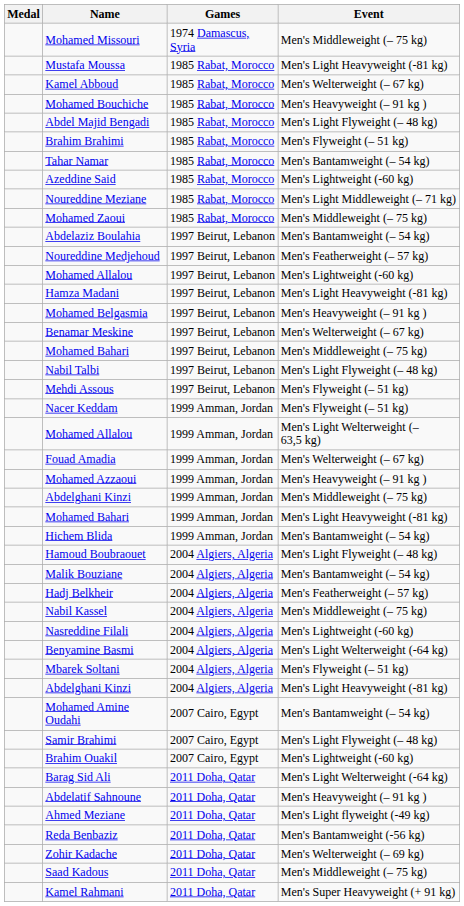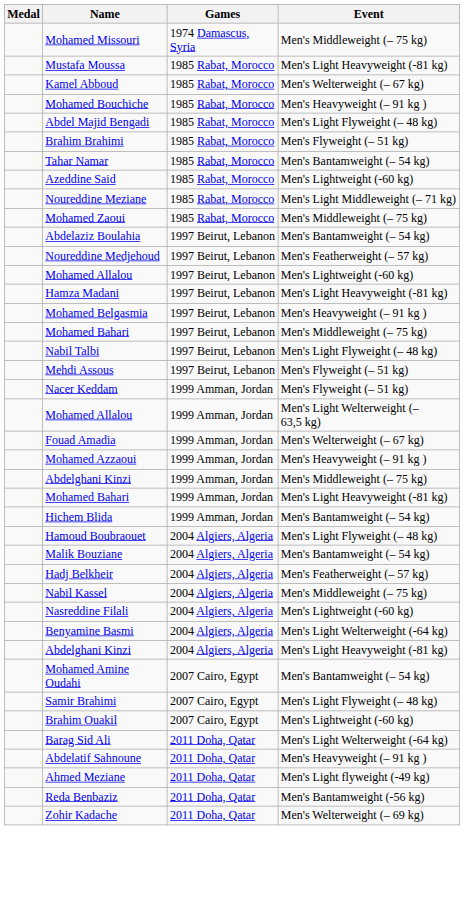- row: (89, 332)
- row: (82, 669)
- row: (77, 872)
- row: (84, 891)
